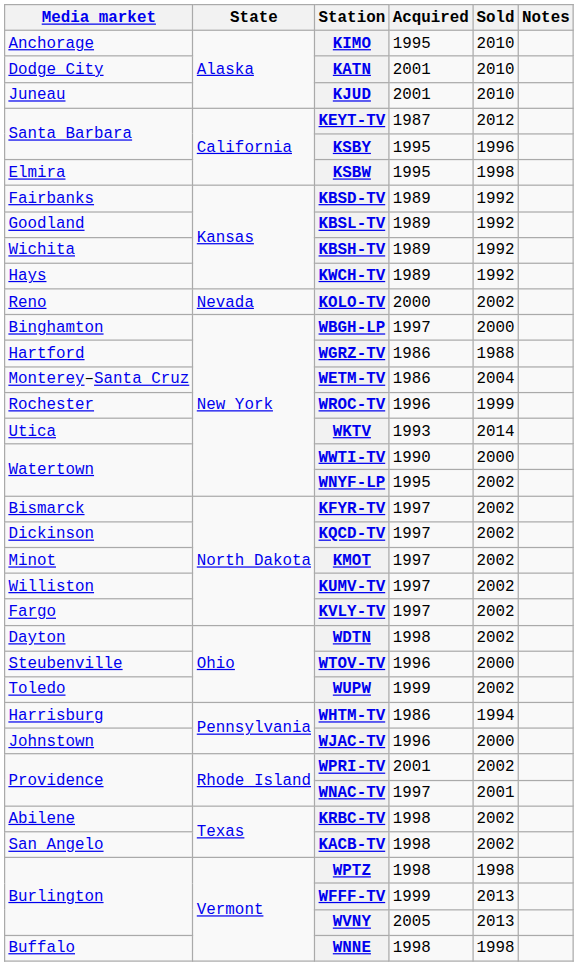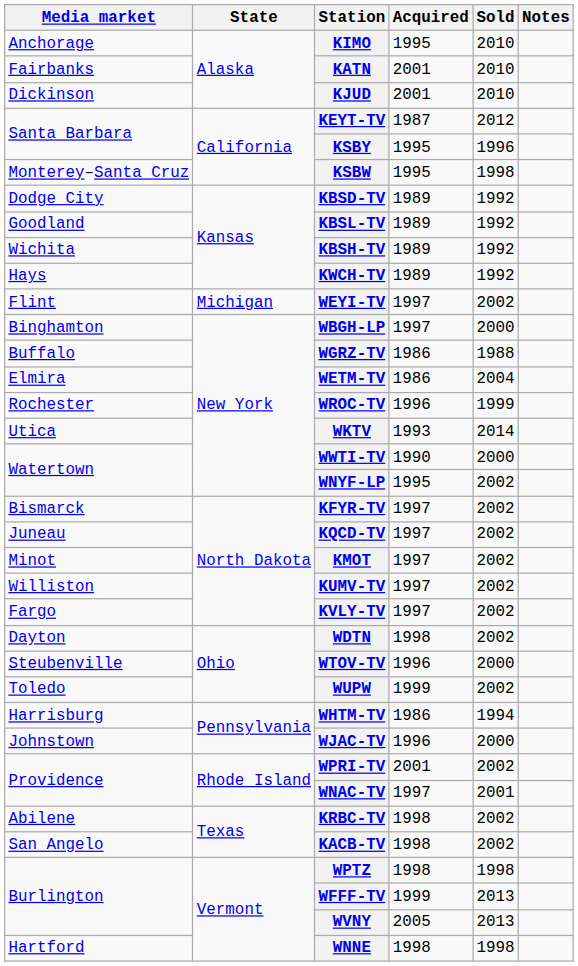(56, 69) Dodge City -> (51, 69) Fairbanks
(37, 95) Juneau -> (51, 95) Dickinson
(37, 173) Elmira -> (99, 173) Monterey–Santa Cruz
(51, 198) Fairbanks -> (56, 198) Dodge City
+ row: (352, 302)
- row: (352, 302)
(46, 354) Hartford -> (42, 354) Buffalo
(99, 379) Monterey–Santa Cruz -> (37, 379) Elmira
(51, 535) Dickinson -> (37, 535) Juneau
(42, 948) Buffalo -> (46, 948) Hartford
